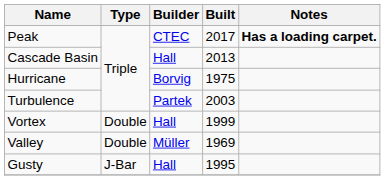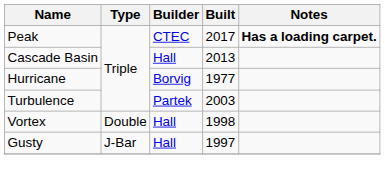(220, 79) 1975 -> (220, 79) 1977
(220, 121) 1999 -> (220, 121) 1998
- row: (25, 143)
(220, 164) 1995 -> (220, 143) 1997
